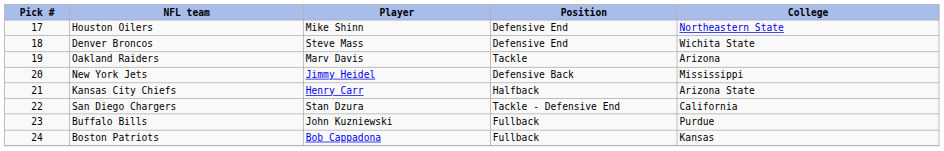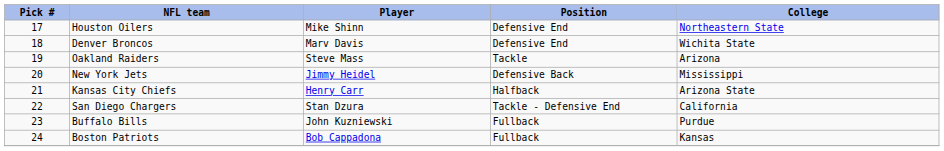(335, 44) Steve Mass -> (335, 44) Marv Davis
(335, 59) Marv Davis -> (335, 59) Steve Mass
